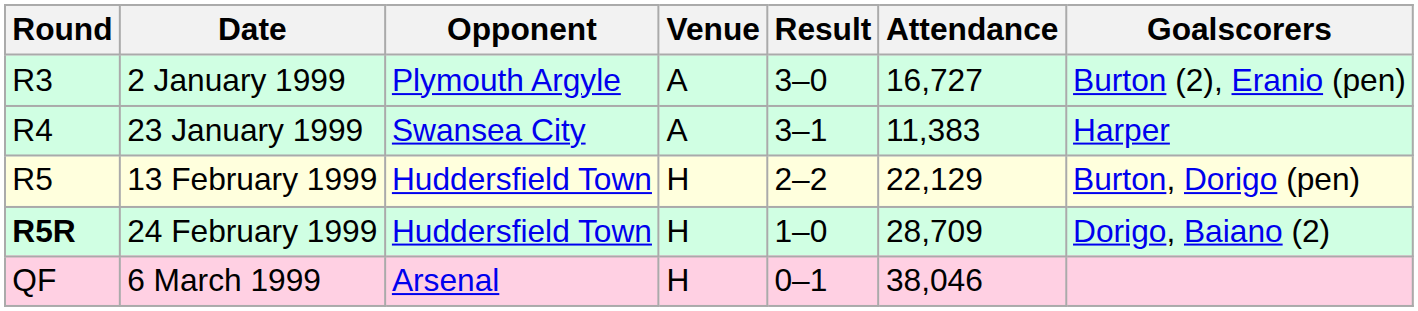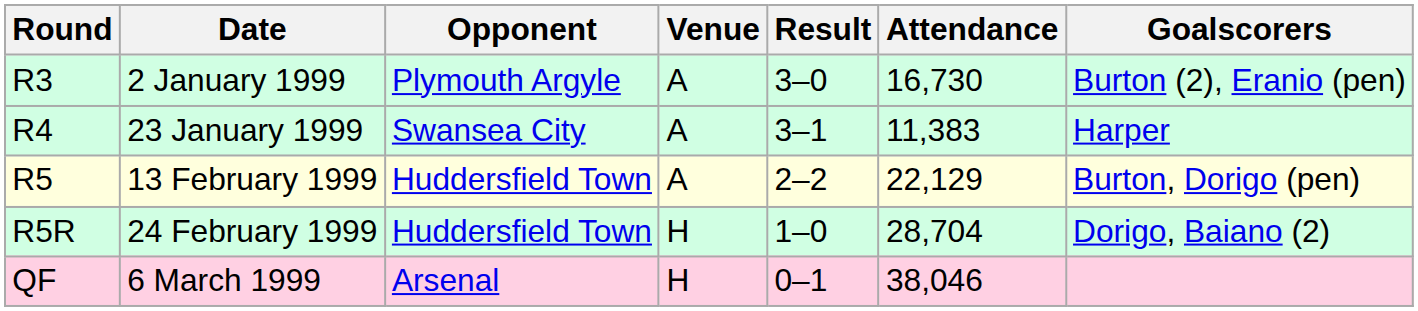(934, 79) 16,727 -> (934, 79) 16,730
(678, 180) H -> (677, 180) A
(44, 230) bold -> (44, 230) normal
(934, 230) 28,709 -> (934, 230) 28,704
